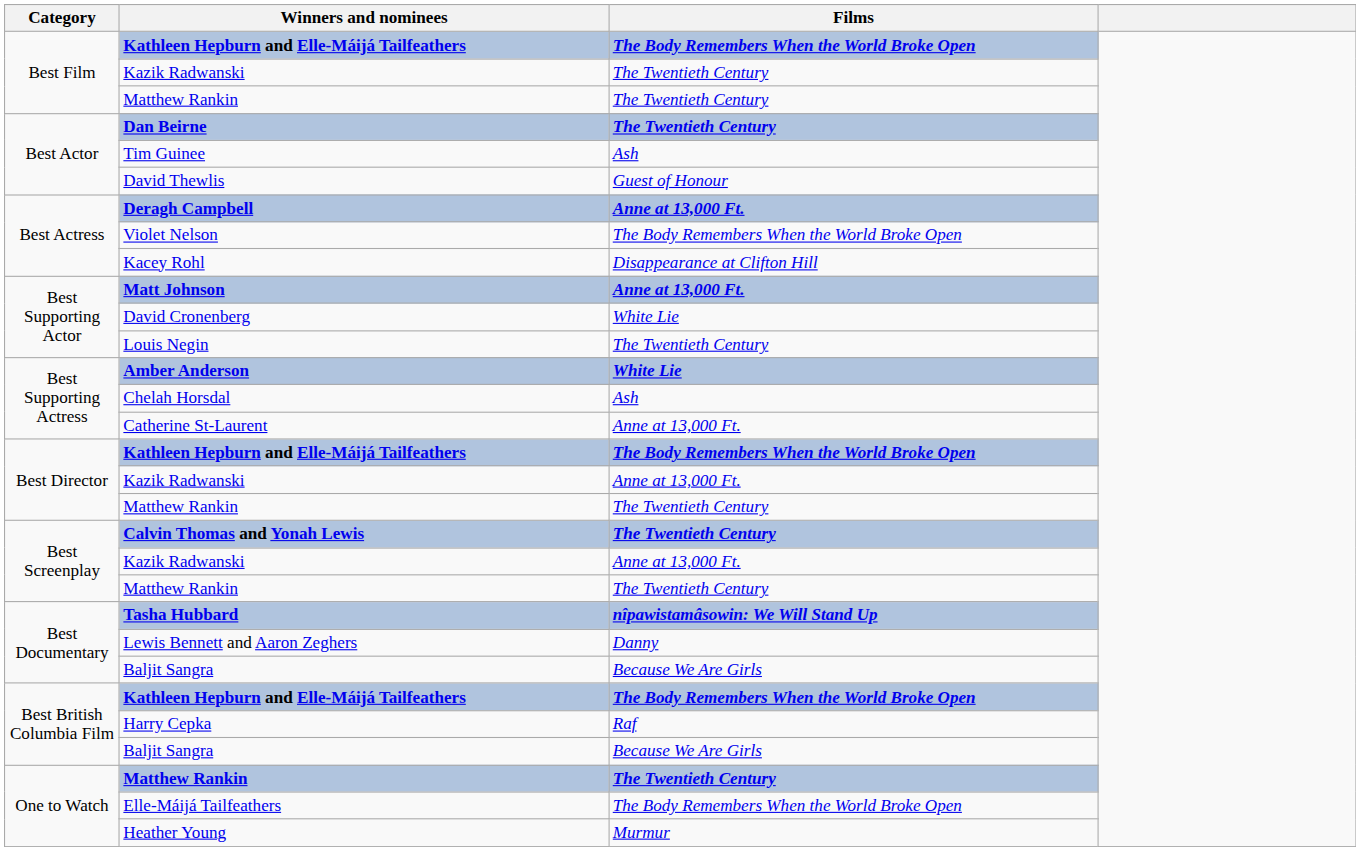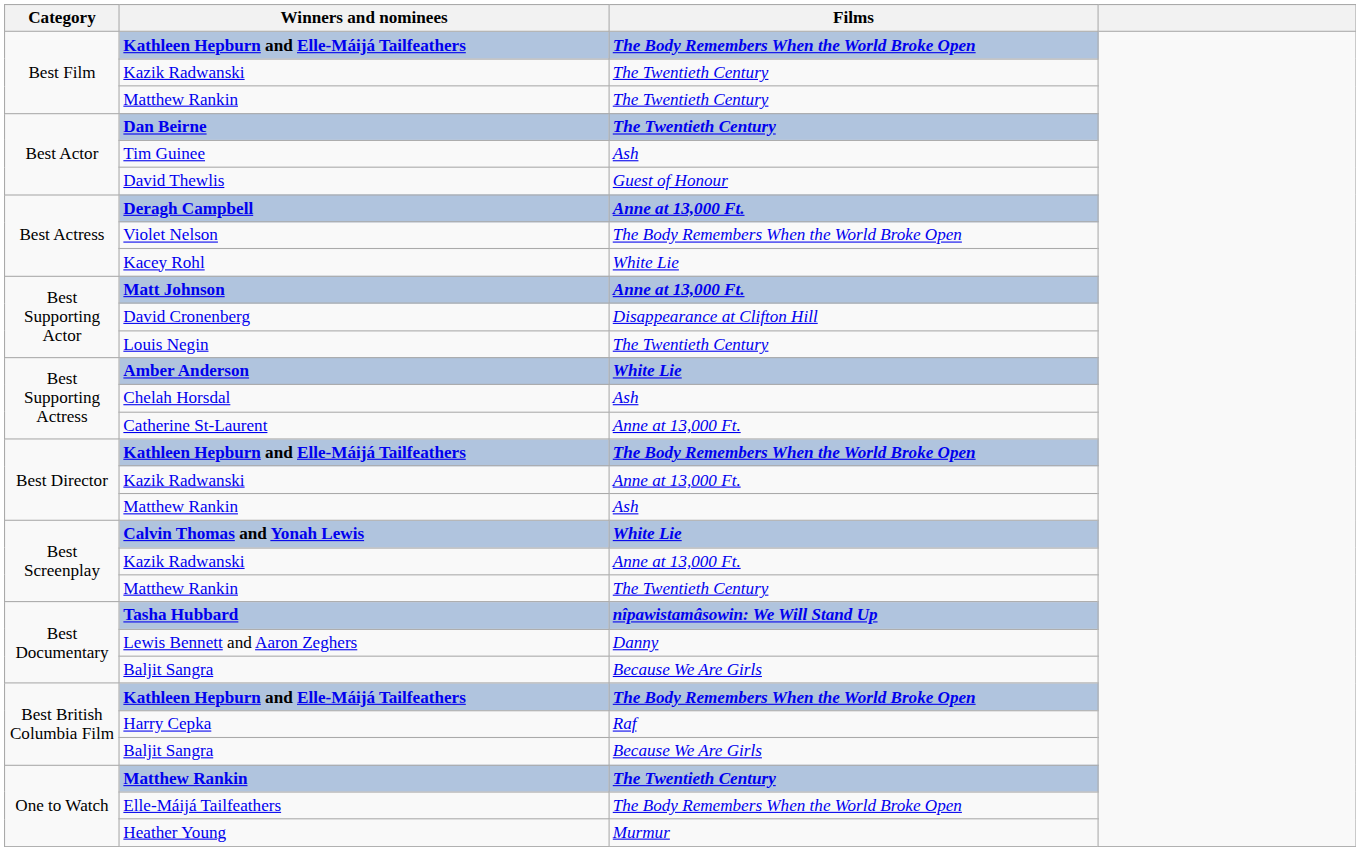(715, 262) Disappearance at Clifton Hill -> (646, 262) White Lie
(646, 316) White Lie -> (715, 316) Disappearance at Clifton Hill
(691, 506) The Twentieth Century -> (626, 506) Ash
(694, 533) The Twentieth Century -> (647, 533) White Lie
